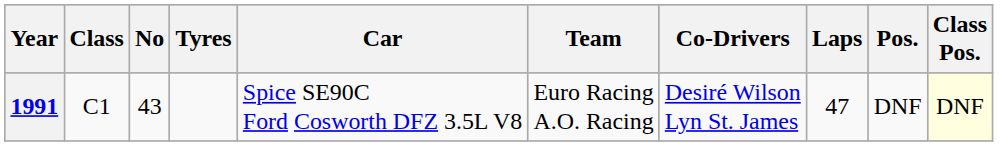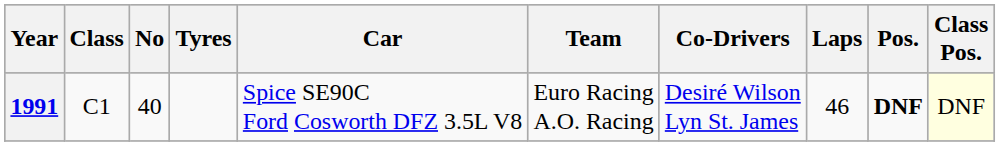(150, 106) 43 -> (150, 106) 40
(837, 106) 47 -> (837, 106) 46
(898, 106) normal -> (898, 106) bold
